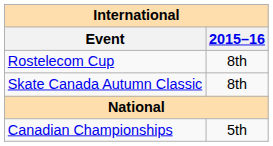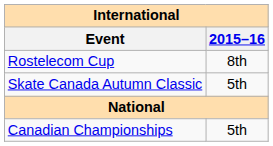(237, 84) 8th -> (237, 84) 5th
